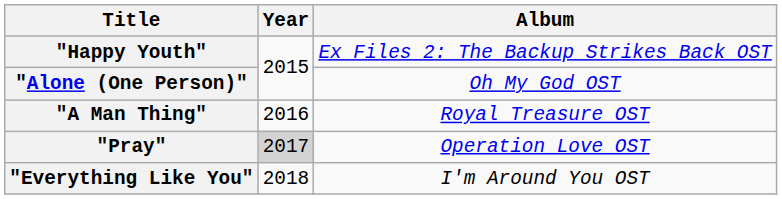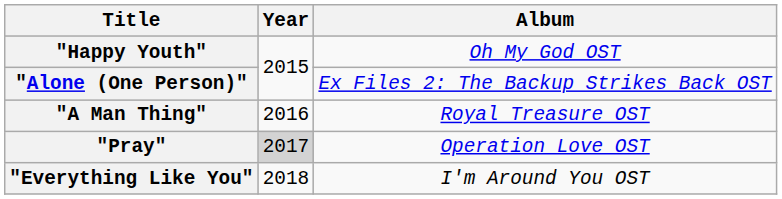(545, 52) Ex Files 2: The Backup Strikes Back OST -> (545, 52) Oh My God OST
(545, 84) Oh My God OST -> (545, 84) Ex Files 2: The Backup Strikes Back OST
